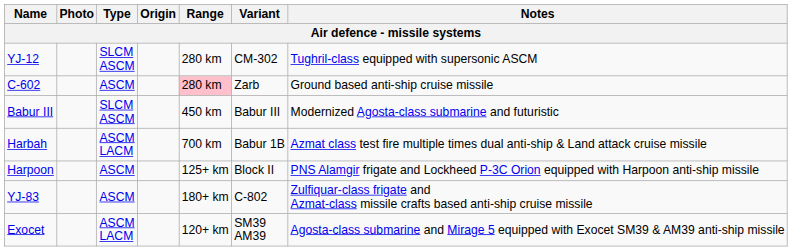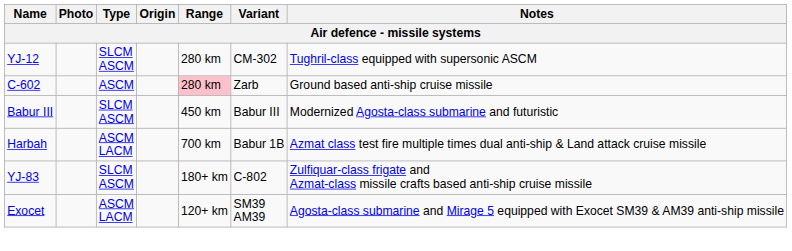- row: (31, 170)
(117, 197) ASCM -> (116, 177) SLCM ASCM
